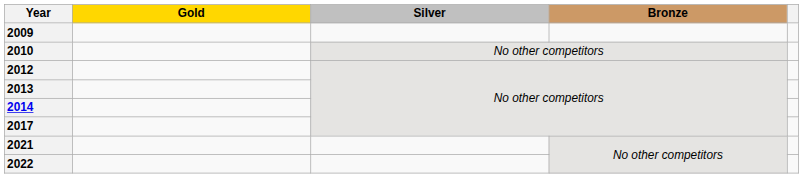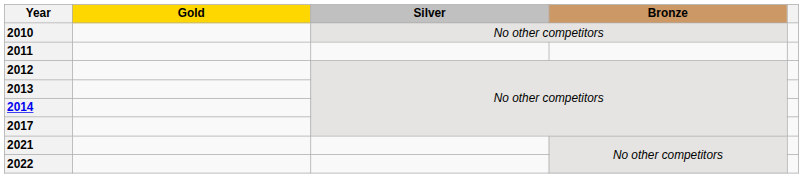- row: (20, 32)
+ row: (20, 51)
